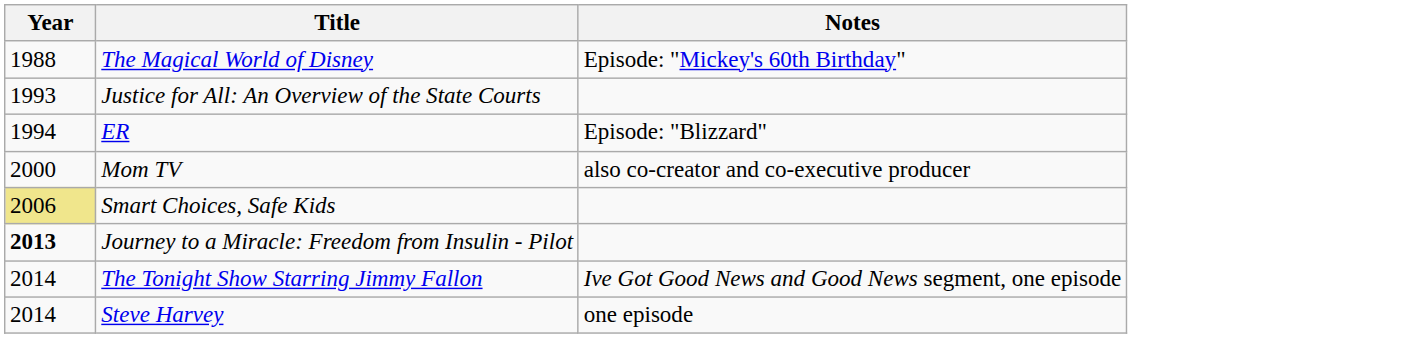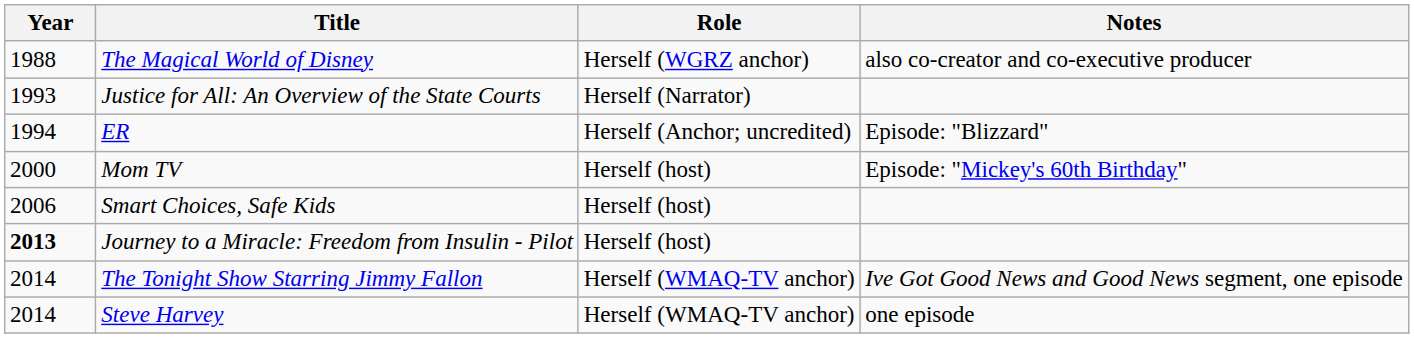+ column: (719, 22)
(745, 59) Episode: "Mickey's 60th Birthday" -> (1058, 59) also co-creator and co-executive producer
(777, 168) also co-creator and co-executive producer -> (1026, 168) Episode: "Mickey's 60th Birthday"
(33, 205) khaki background -> (33, 205) no background
